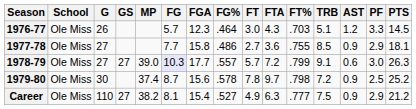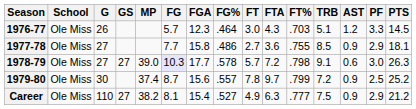(226, 63) .557 -> (226, 63) .578
(300, 63) .799 -> (300, 63) .798
(226, 79) .578 -> (226, 79) .557
(300, 79) .798 -> (300, 79) .799
